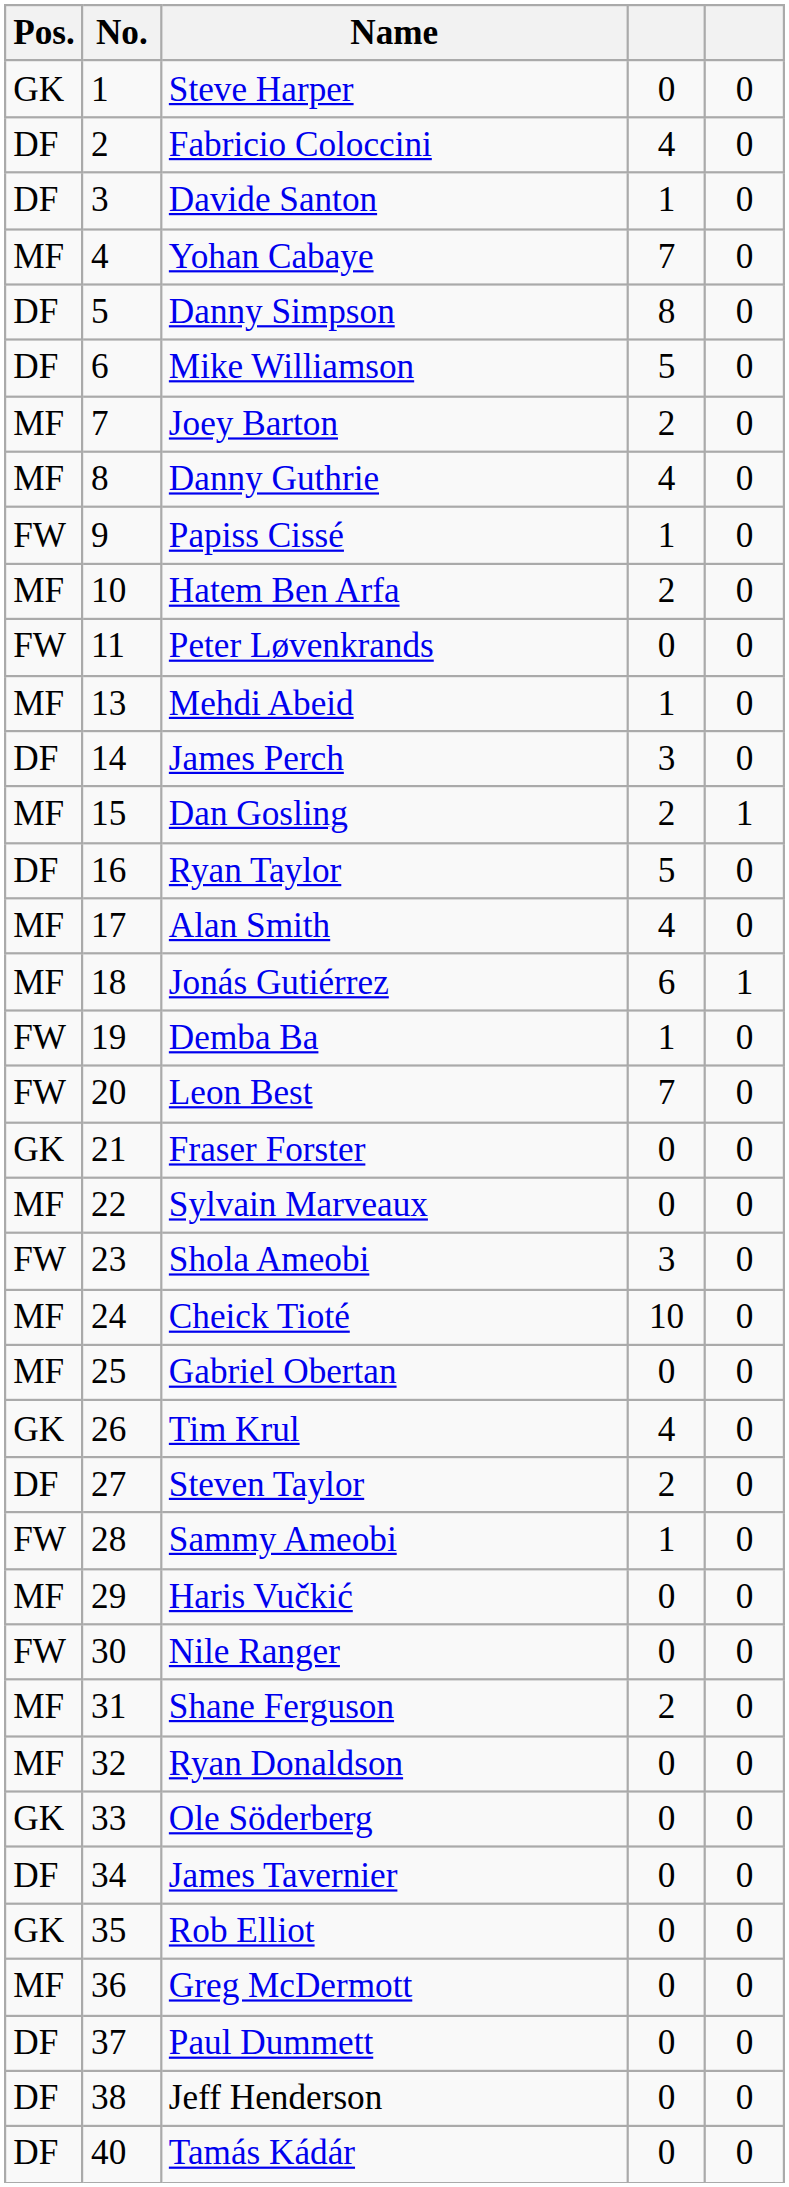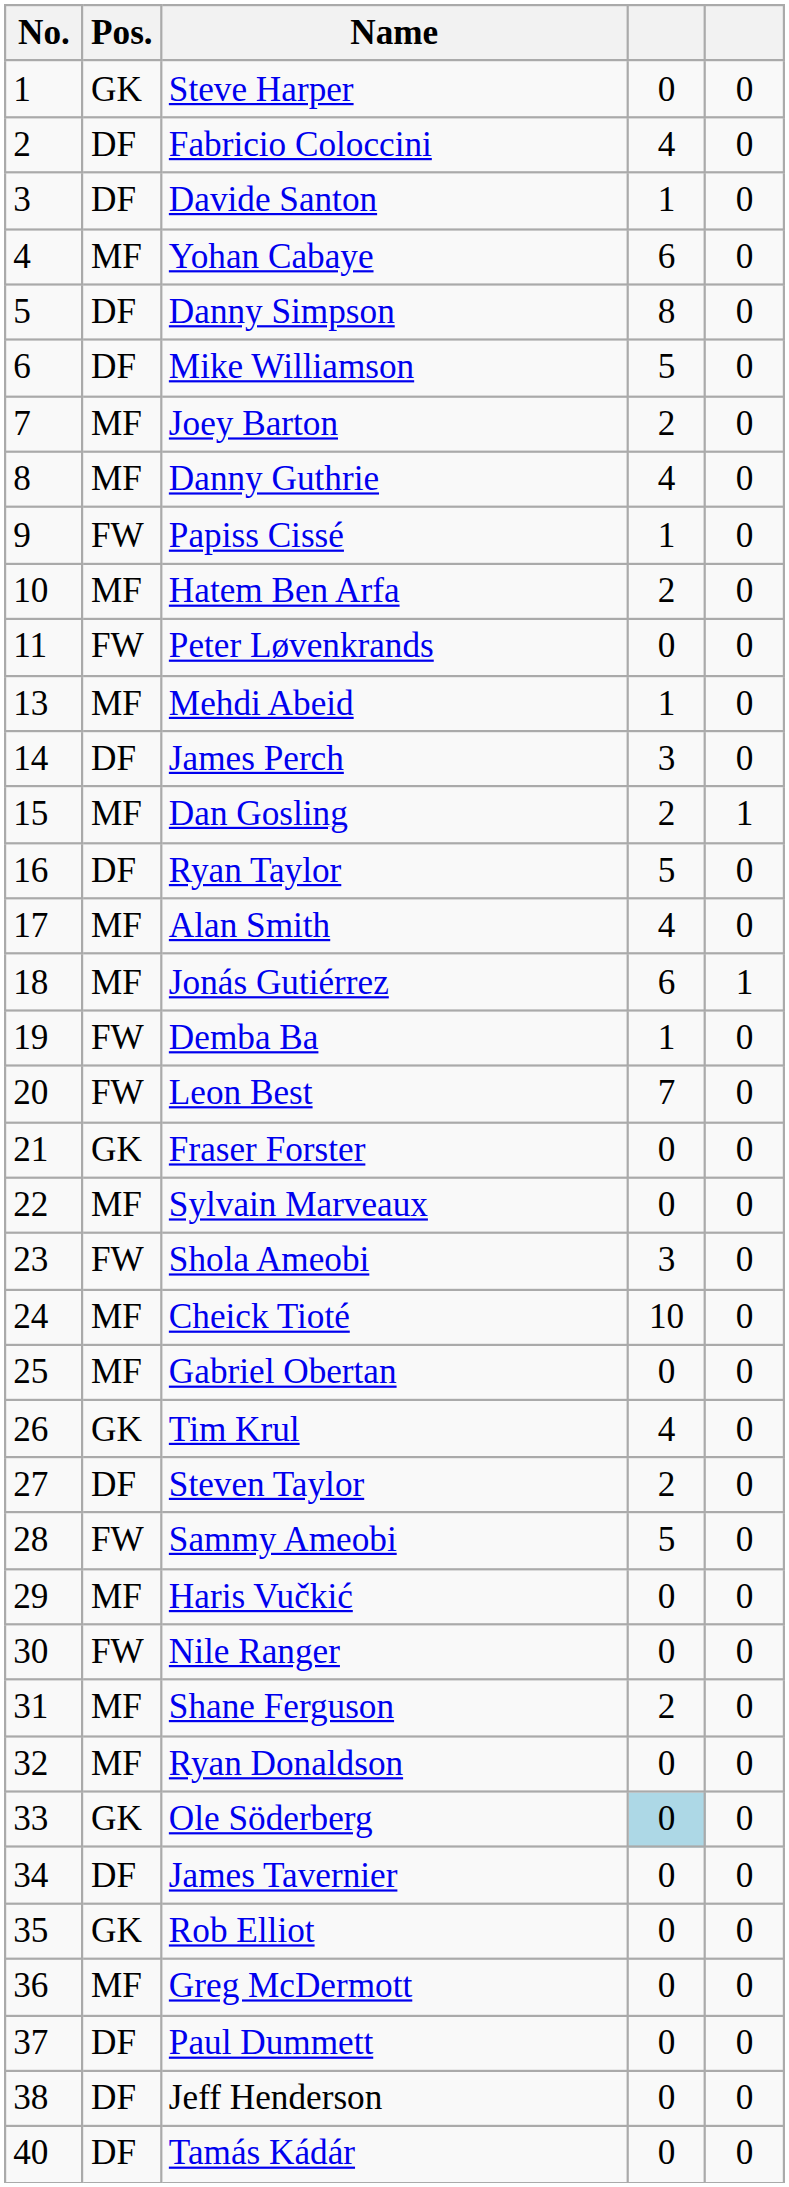columns swapped: (122, 32) <-> (44, 32)
(667, 255) 7 -> (667, 255) 6
(667, 1539) 1 -> (667, 1539) 5
(667, 1818) no background -> (667, 1818) lightblue background
